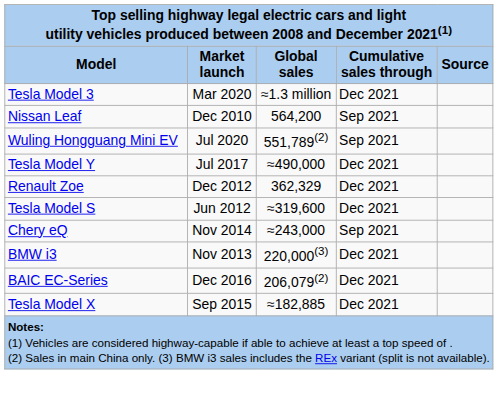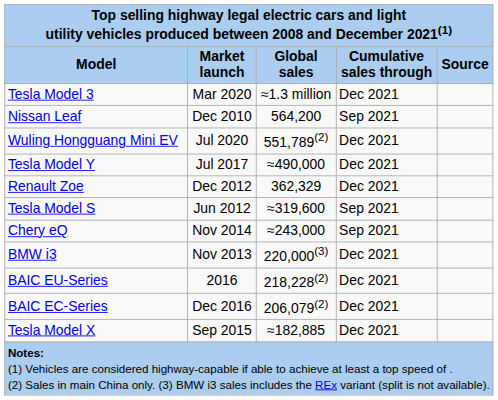(369, 140) Sep 2021 -> (369, 140) Dec 2021
(369, 208) Dec 2021 -> (369, 208) Sep 2021
+ row: (58, 280)
